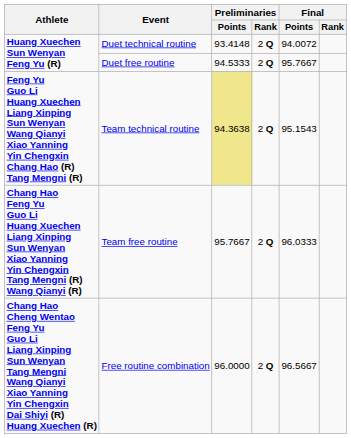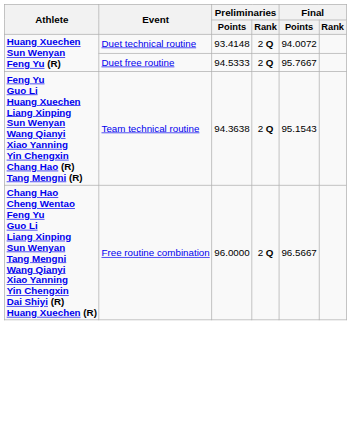(232, 129) khaki background -> (232, 129) no background
- row: (140, 242)
